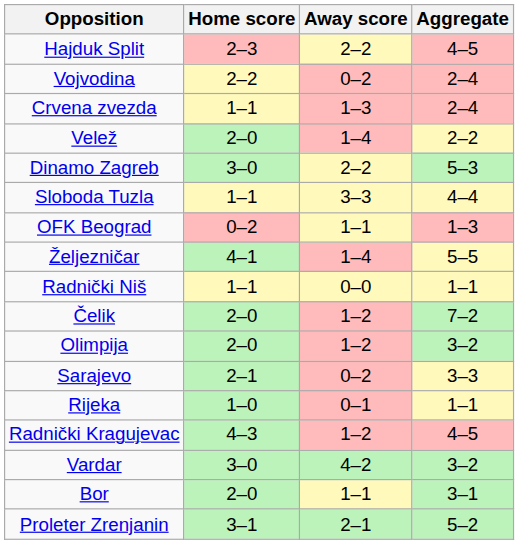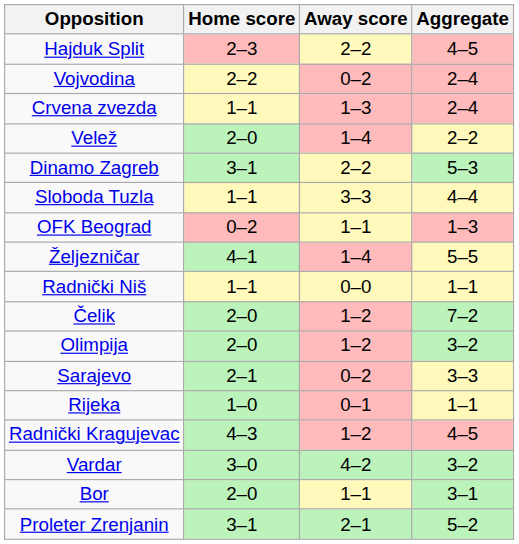(242, 167) 3–0 -> (242, 167) 3–1
